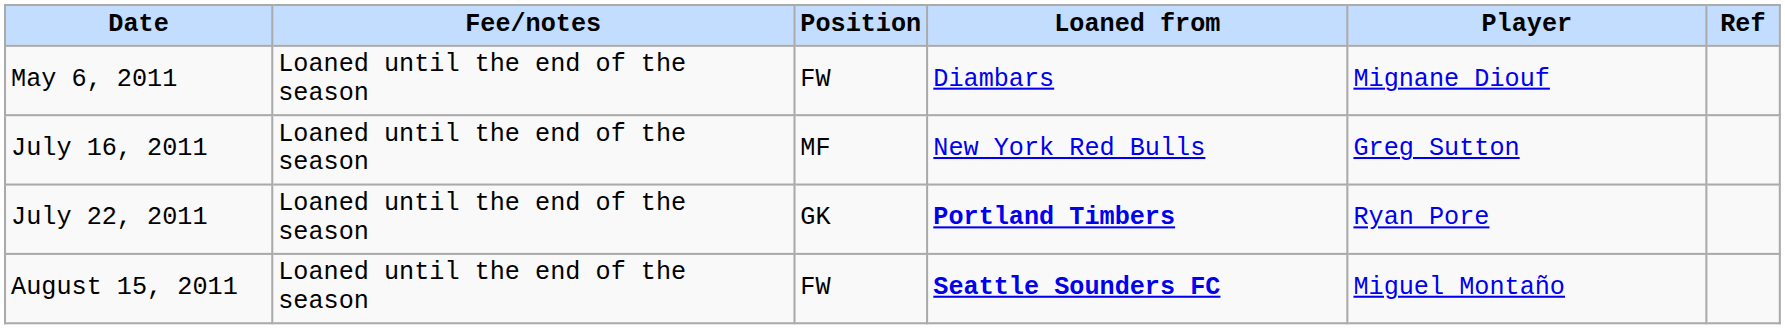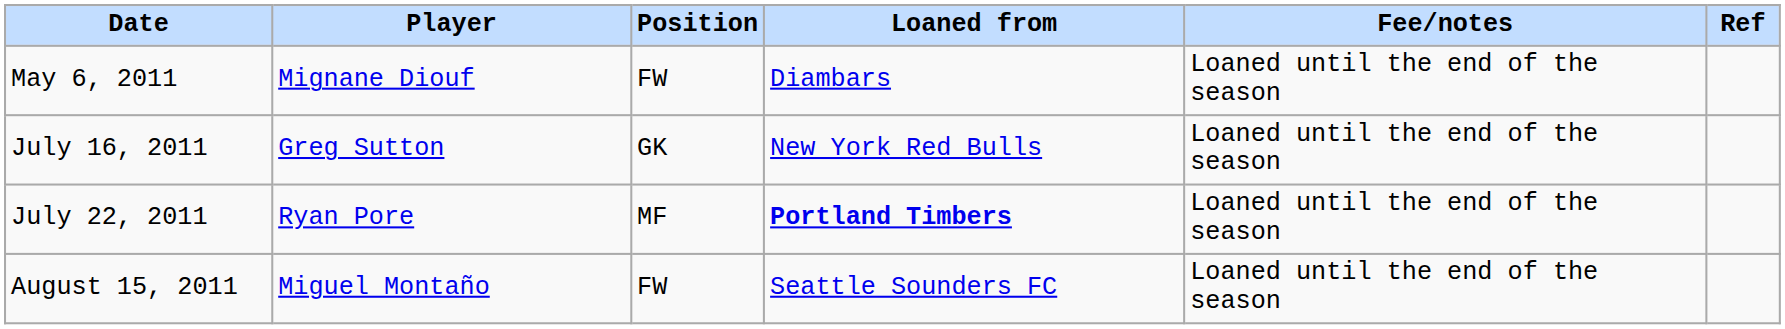columns swapped: (1527, 26) <-> (533, 26)
(815, 150) MF -> (652, 150) GK
(815, 219) GK -> (652, 219) MF
(1077, 288) bold -> (914, 288) normal
